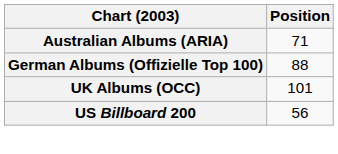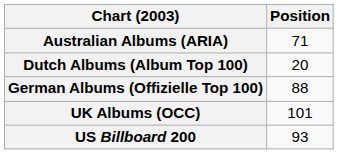+ row: (136, 64)
(300, 112) 56 -> (300, 137) 93
